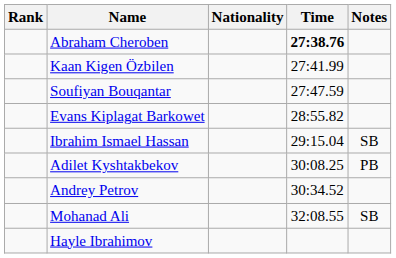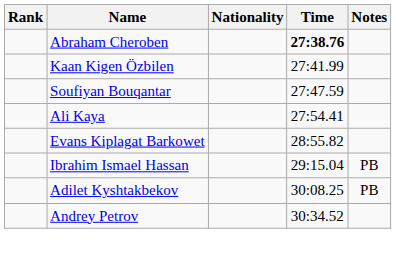+ row: (77, 116)
(369, 141) SB -> (369, 165) PB
- row: (90, 215)
- row: (101, 240)
